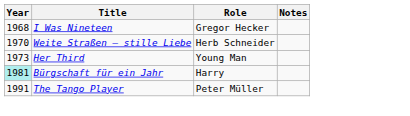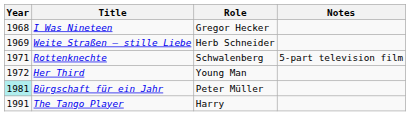(18, 42) 1970 -> (18, 42) 1969
+ row: (70, 58)
(18, 58) 1973 -> (18, 73) 1972
(210, 73) Harry -> (230, 88) Peter Müller
(230, 88) Peter Müller -> (210, 104) Harry
